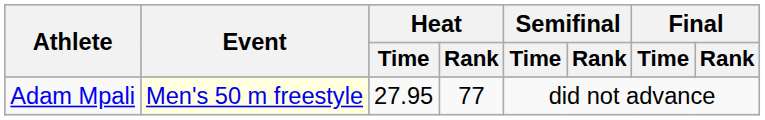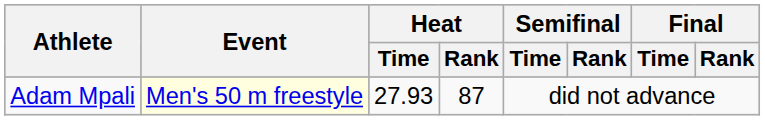(404, 96) 27.95 -> (404, 96) 27.93
(471, 96) 77 -> (471, 96) 87
